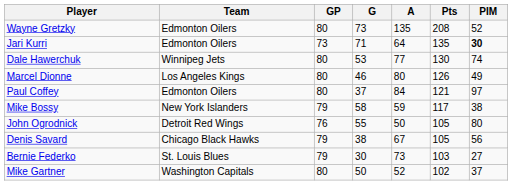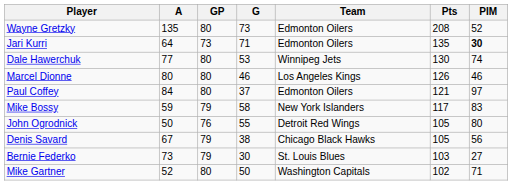columns swapped: (237, 12) <-> (411, 12)
(477, 76) 49 -> (477, 76) 46
(477, 108) 38 -> (477, 108) 83
(477, 172) 37 -> (477, 172) 71
